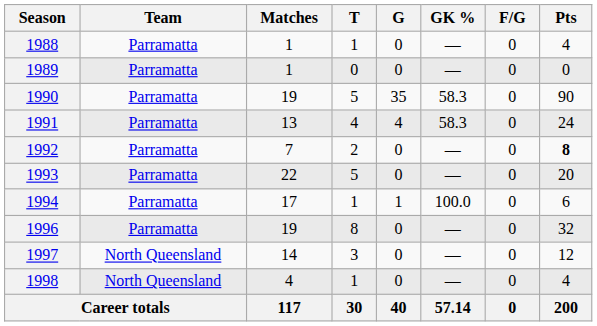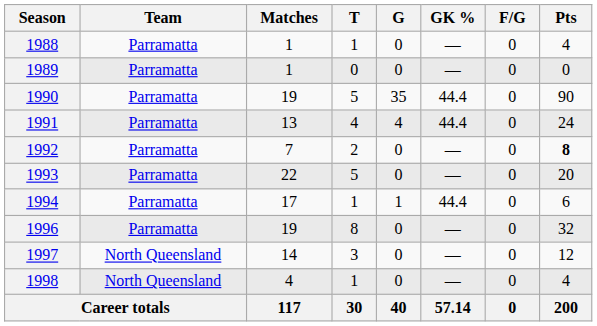(453, 97) 58.3 -> (453, 97) 44.4
(453, 123) 58.3 -> (453, 123) 44.4
(453, 202) 100.0 -> (453, 202) 44.4
